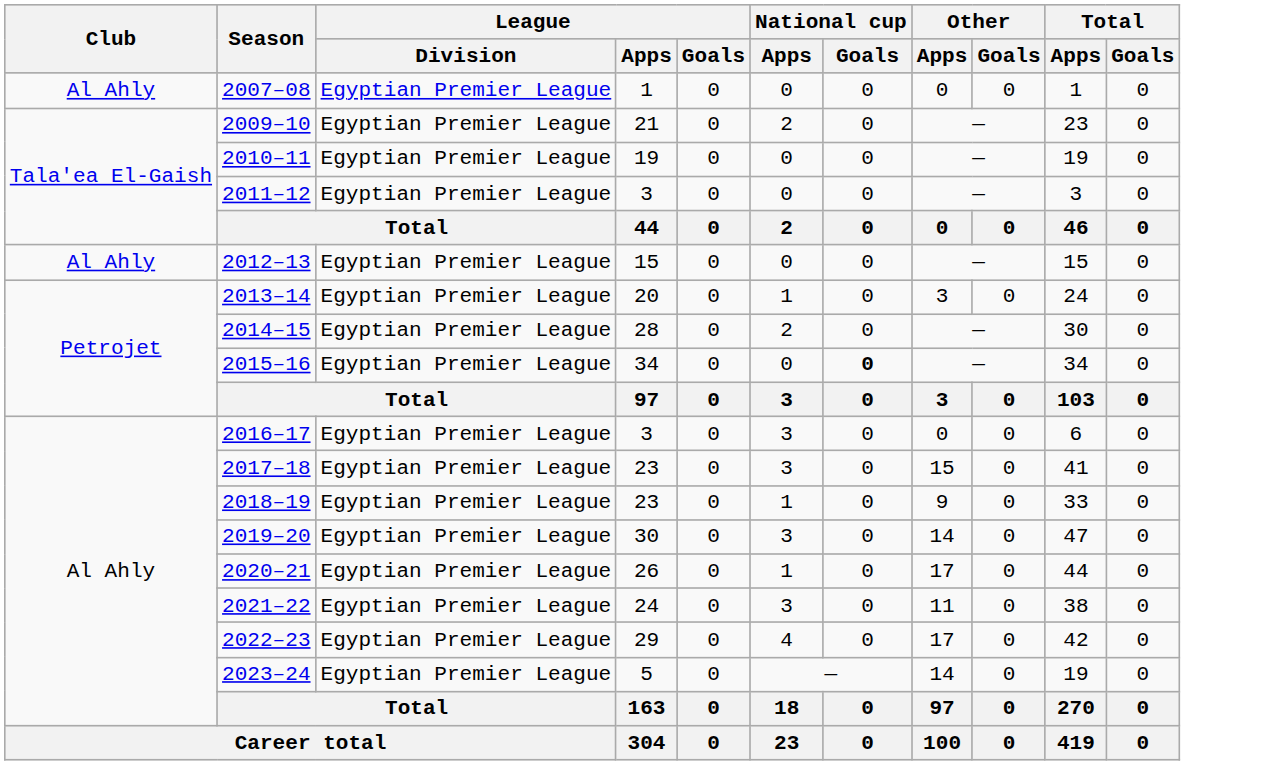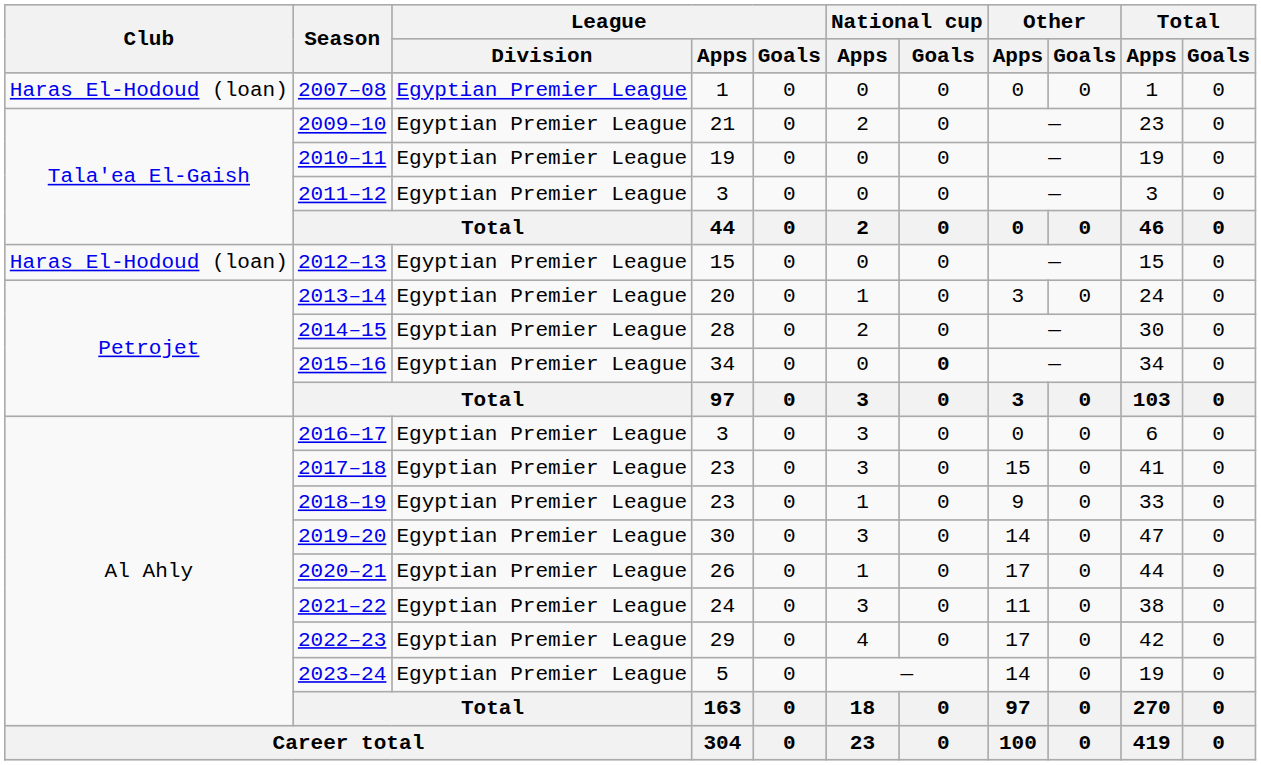(111, 91) Al Ahly -> (149, 91) Haras El-Hodoud (loan)
(111, 262) Al Ahly -> (149, 262) Haras El-Hodoud (loan)
